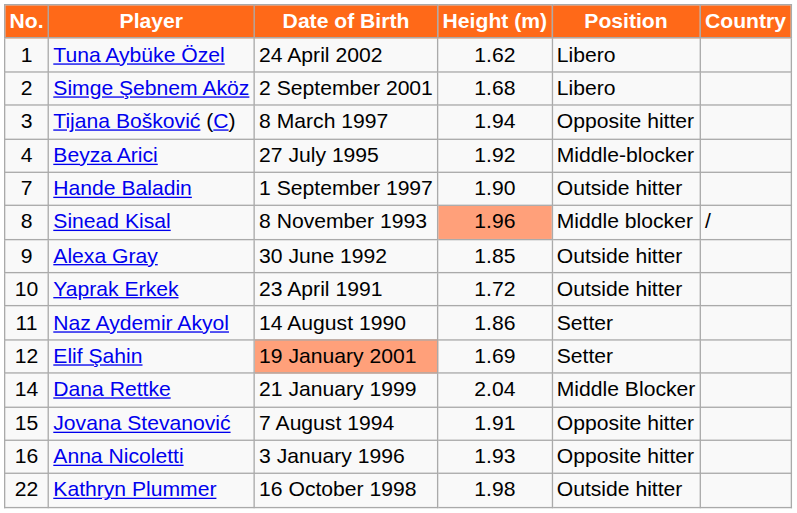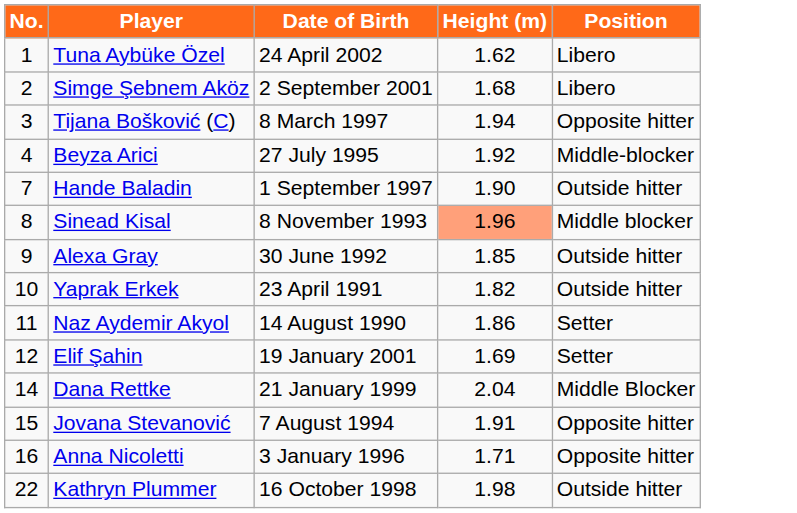- column: (745, 21)
(495, 289) 1.72 -> (495, 289) 1.82
(338, 356) lightsalmon background -> (338, 356) no background
(495, 456) 1.93 -> (495, 456) 1.71
